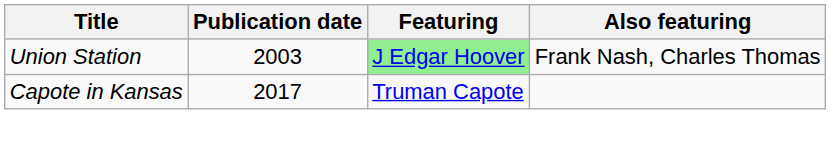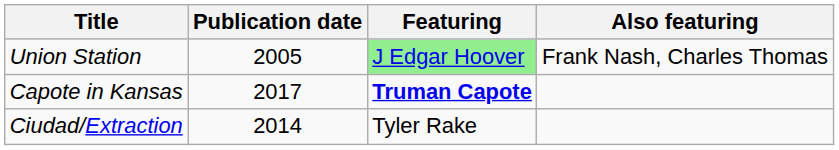(278, 56) 2003 -> (278, 56) 2005
(448, 91) normal -> (452, 91) bold
+ row: (96, 126)
